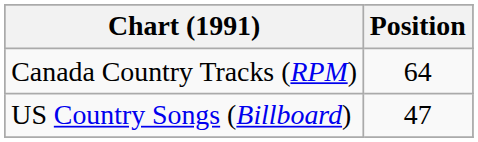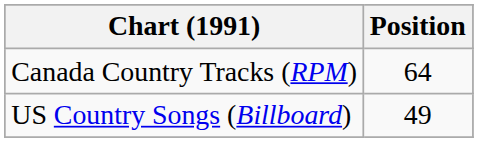(418, 114) 47 -> (418, 114) 49
